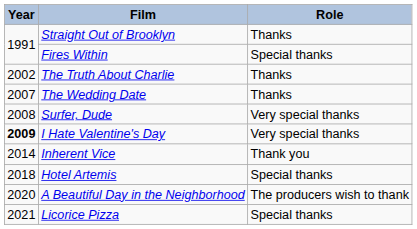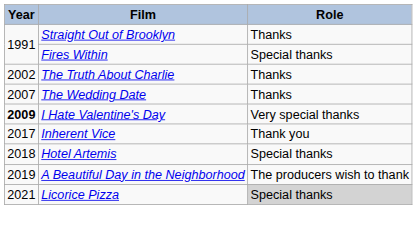- row: (77, 114)
(21, 154) 2014 -> (21, 134) 2017
(21, 194) 2020 -> (21, 174) 2019
(292, 214) no background -> (292, 194) lightgrey background
